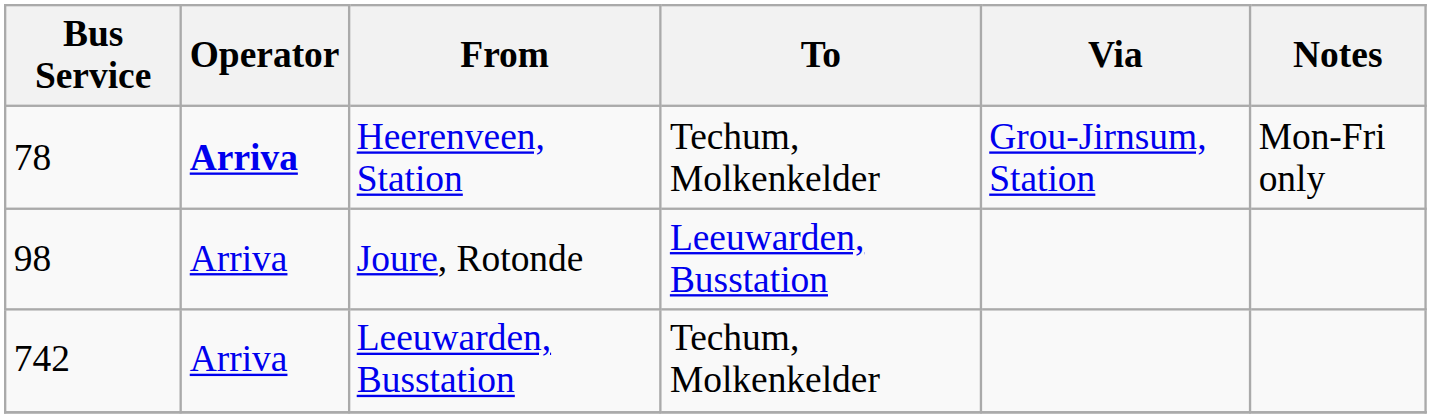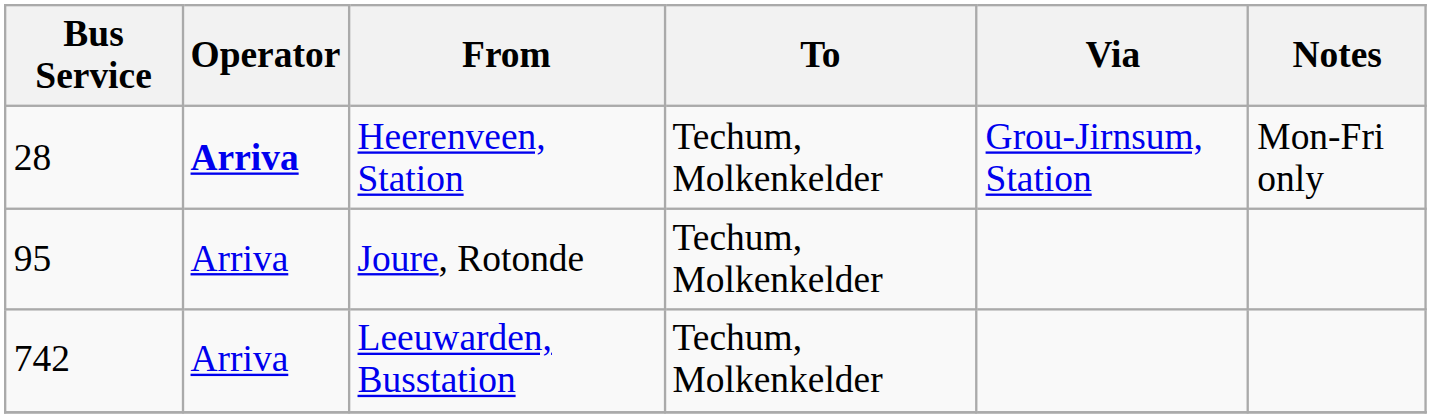(33, 156) 78 -> (33, 156) 28
(33, 258) 98 -> (33, 258) 95
(767, 258) Leeuwarden, Busstation -> (778, 258) Techum, Molkenkelder
